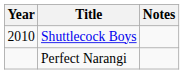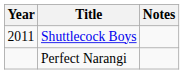(21, 36) 2010 -> (21, 36) 2011
